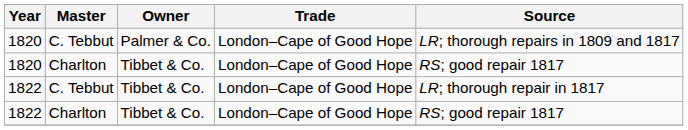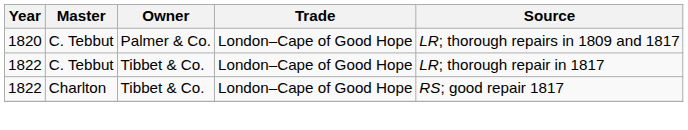- row: (25, 64)
